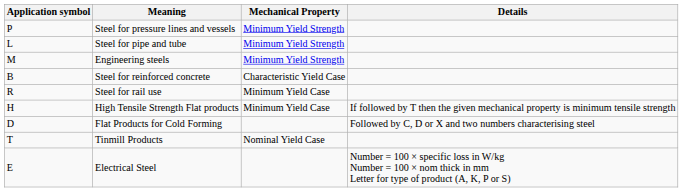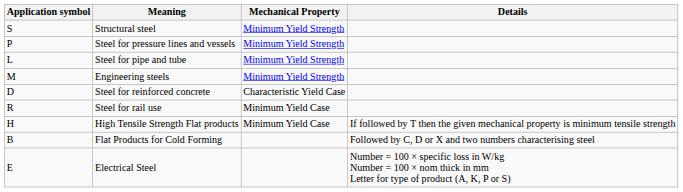+ row: (125, 28)
(10, 76) B -> (10, 92) D
(10, 124) D -> (10, 140) B
- row: (129, 140)
